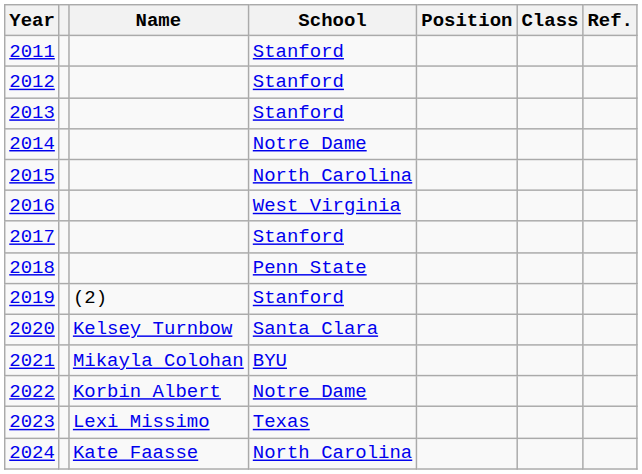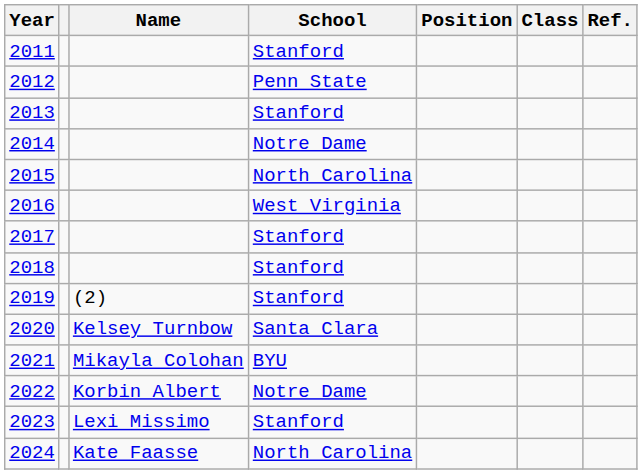(298, 82) Stanford -> (310, 82) Penn State
(310, 268) Penn State -> (298, 268) Stanford
(281, 422) Texas -> (298, 422) Stanford
